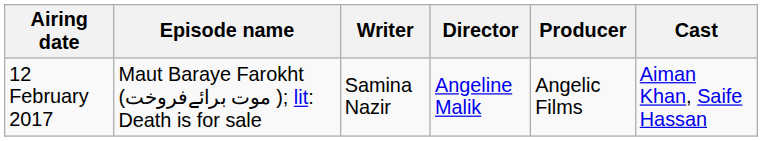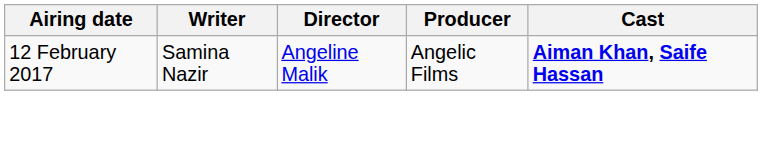- column: (227, 31)
(691, 96) normal -> (620, 62) bold
